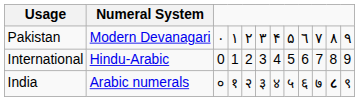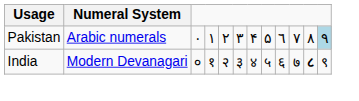(150, 37) Modern Devanagari -> (116, 37) Arabic numerals
(347, 38) no background -> (325, 38) lightblue background
- row: (45, 59)
(139, 83) Arabic numerals -> (127, 61) Modern Devanagari
